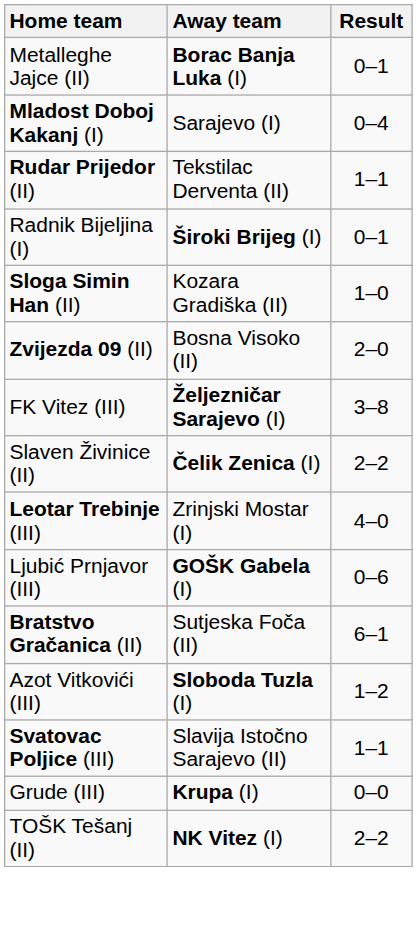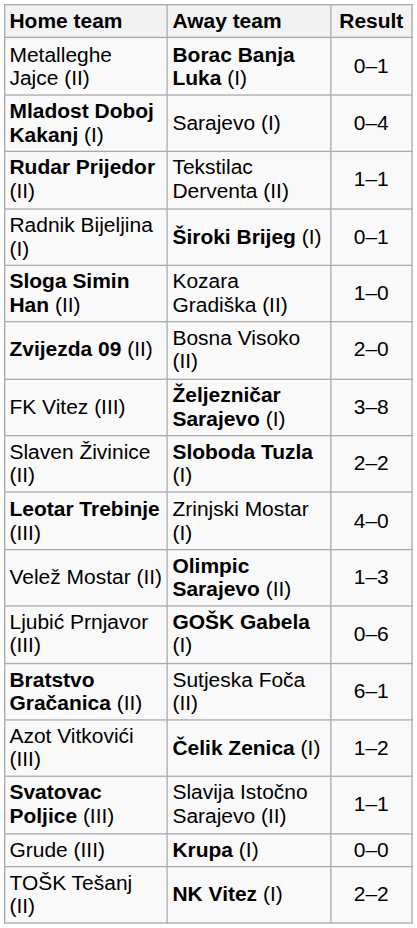(246, 463) Čelik Zenica (I) -> (243, 463) Sloboda Tuzla (I)
+ row: (86, 577)
(243, 691) Sloboda Tuzla (I) -> (246, 748) Čelik Zenica (I)
